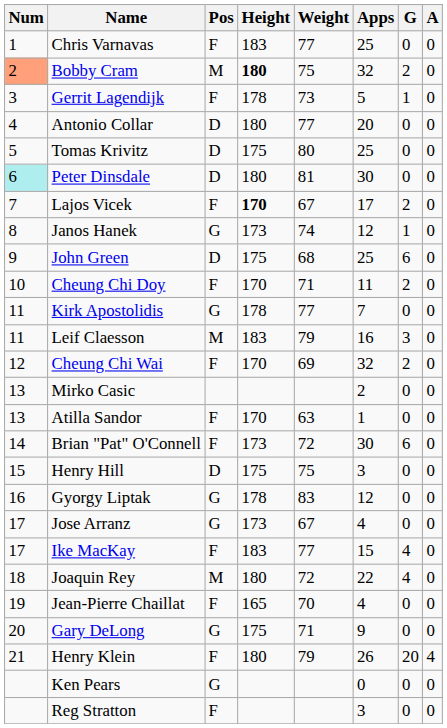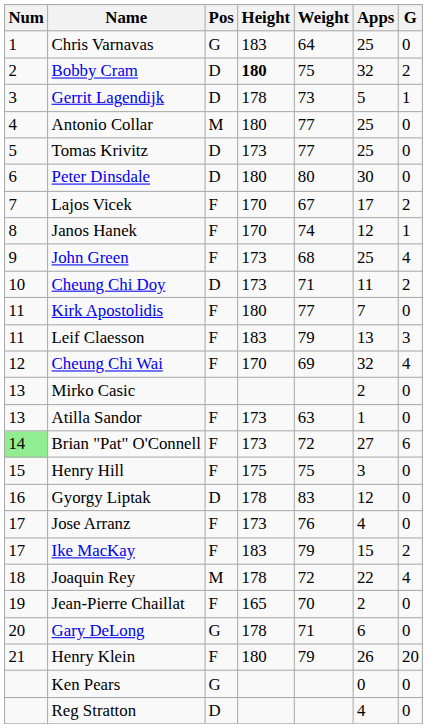- column: (433, 17)
(213, 44) F -> (215, 44) G
(306, 44) 77 -> (306, 44) 64
(13, 71) lightsalmon background -> (13, 71) no background
(216, 71) M -> (215, 71) D
(213, 97) F -> (215, 97) D
(215, 124) D -> (216, 124) M
(365, 124) 20 -> (365, 124) 25
(254, 151) 175 -> (254, 151) 173
(306, 151) 80 -> (306, 151) 77
(13, 177) paleturquoise background -> (13, 177) no background
(306, 177) 81 -> (306, 177) 80
(254, 204) bold -> (254, 204) normal
(215, 230) G -> (213, 230) F
(254, 230) 173 -> (254, 230) 170
(215, 257) D -> (213, 257) F
(254, 257) 175 -> (254, 257) 173
(406, 257) 6 -> (406, 257) 4
(213, 284) F -> (215, 284) D
(254, 284) 170 -> (254, 284) 173
(215, 310) G -> (213, 310) F
(254, 310) 178 -> (254, 310) 180
(216, 337) M -> (213, 337) F
(365, 337) 16 -> (365, 337) 13
(406, 364) 2 -> (406, 364) 4
(254, 417) 170 -> (254, 417) 173
(17, 444) no background -> (17, 444) lightgreen background
(365, 444) 30 -> (365, 444) 27
(215, 470) D -> (213, 470) F
(215, 497) G -> (215, 497) D
(215, 524) G -> (213, 524) F
(306, 524) 67 -> (306, 524) 76
(306, 550) 77 -> (306, 550) 79
(406, 550) 4 -> (406, 550) 2
(254, 577) 180 -> (254, 577) 178
(361, 603) 4 -> (361, 603) 2
(254, 630) 175 -> (254, 630) 178
(361, 630) 9 -> (361, 630) 6
(213, 710) F -> (215, 710) D
(361, 710) 3 -> (361, 710) 4
